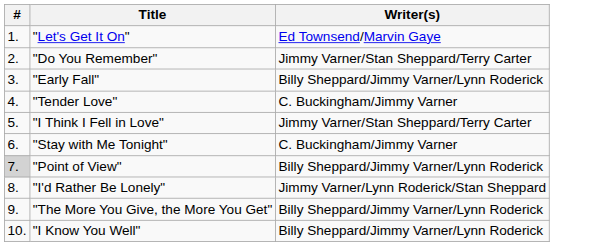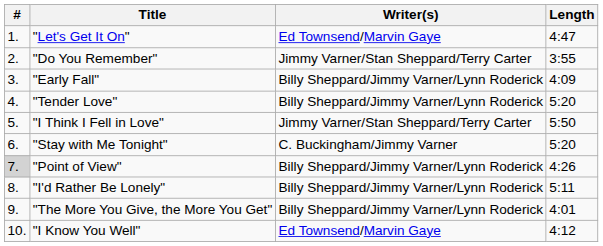+ column: (572, 15)
(368, 101) C. Buckingham/Jimmy Varner -> (411, 101) Billy Sheppard/Jimmy Varner/Lynn Roderick
(412, 187) Jimmy Varner/Lynn Roderick/Stan Sheppard -> (411, 187) Billy Sheppard/Jimmy Varner/Lynn Roderick
(411, 230) Billy Sheppard/Jimmy Varner/Lynn Roderick -> (360, 230) Ed Townsend/Marvin Gaye
